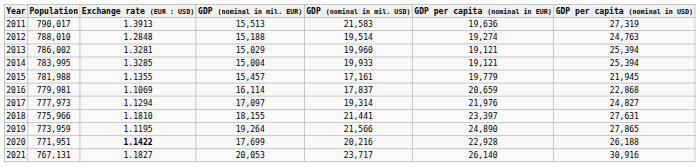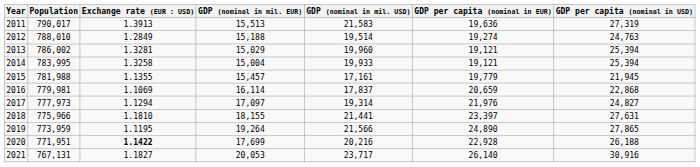(138, 37) 1.2848 -> (138, 37) 1.2849
(138, 63) 1.3285 -> (138, 63) 1.3258
